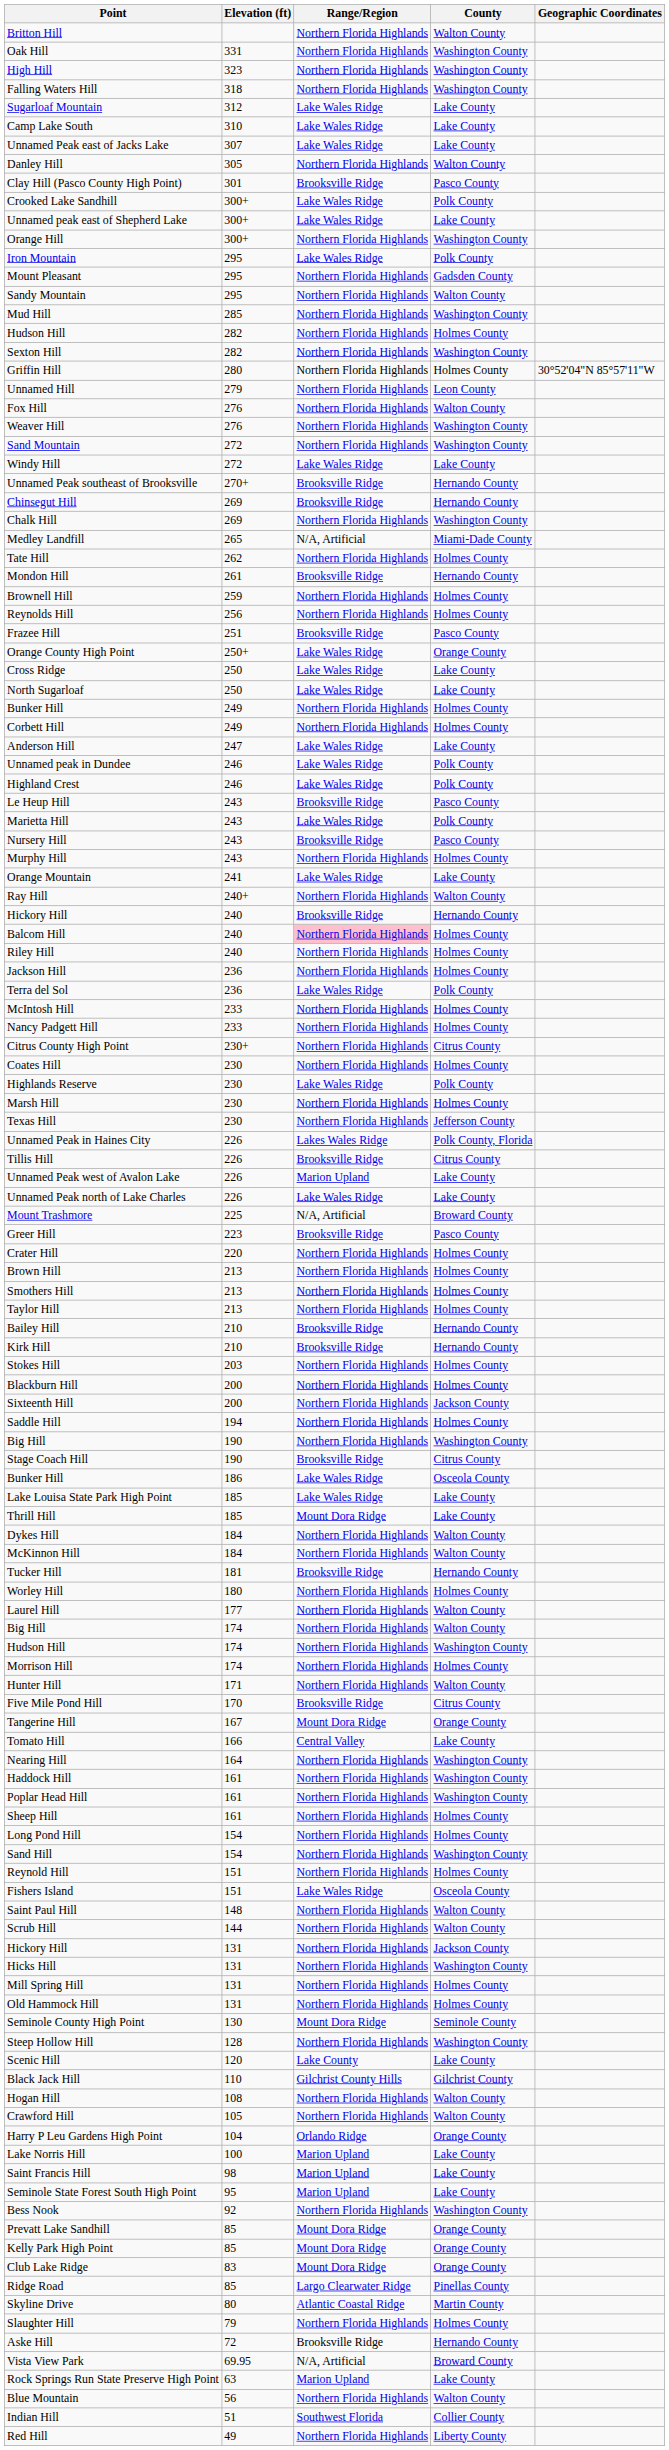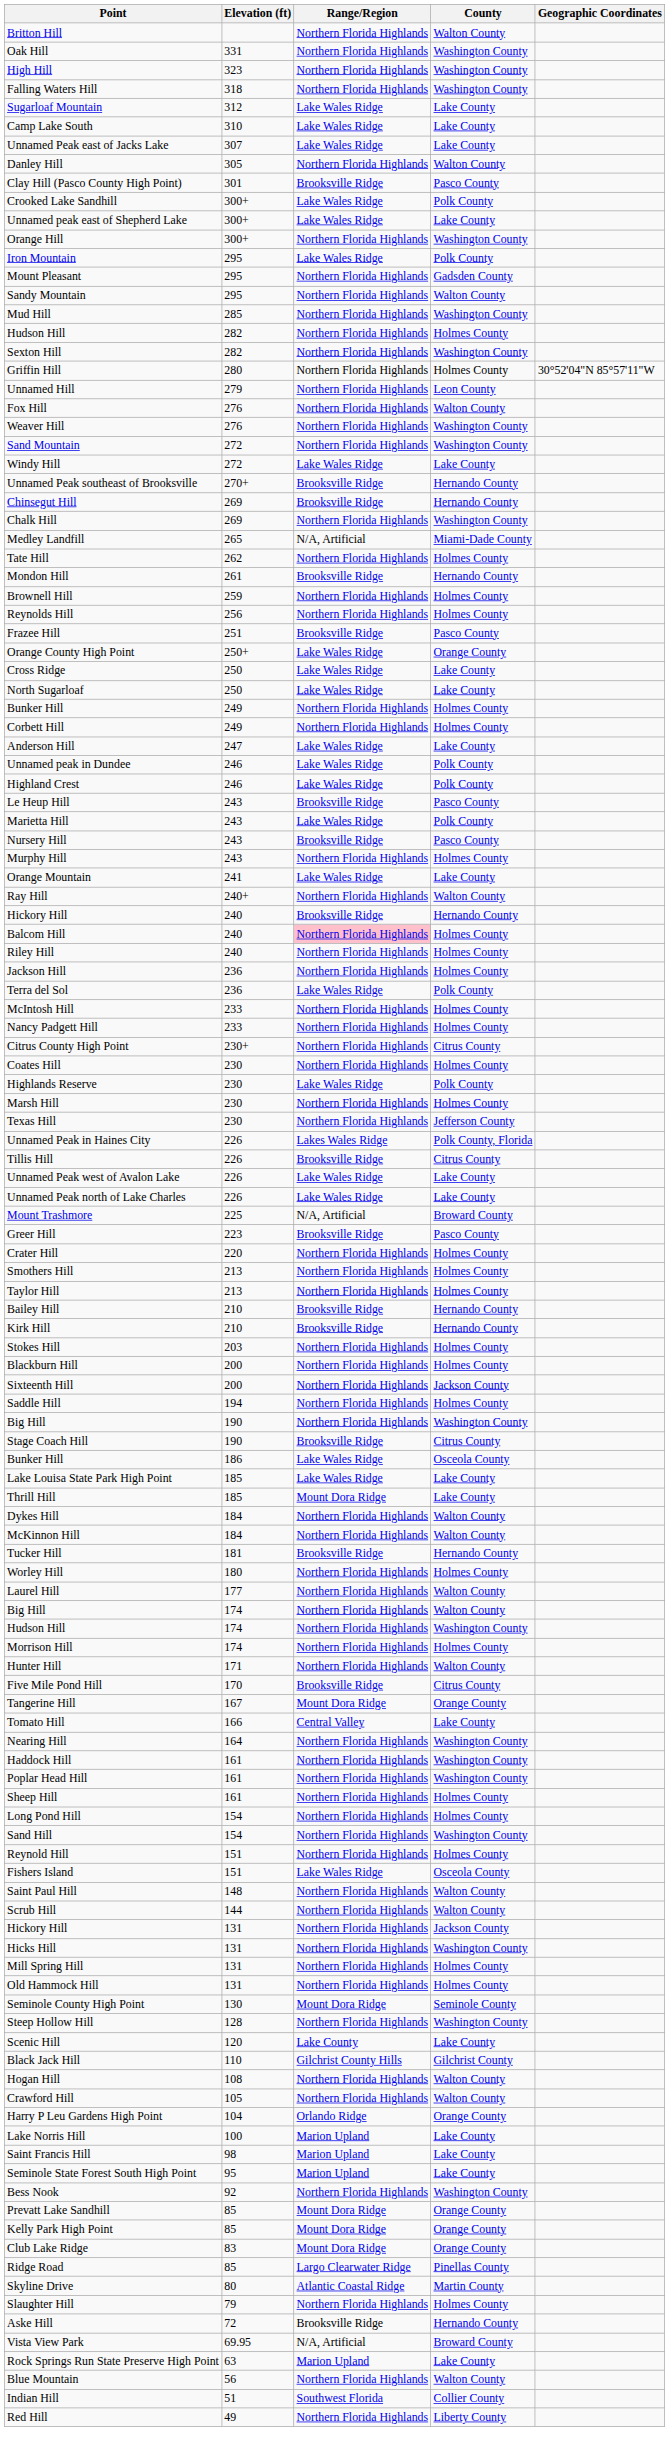(333, 1178) Marion Upland -> (340, 1178) Lake Wales Ridge
- row: (34, 1271)
